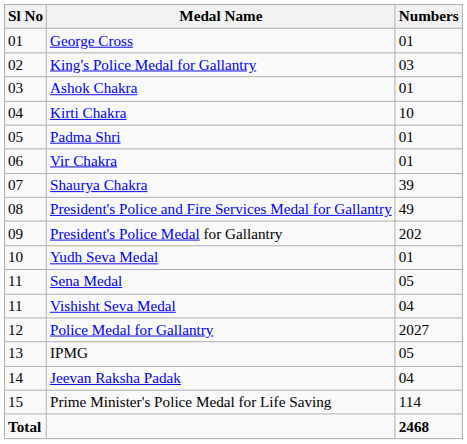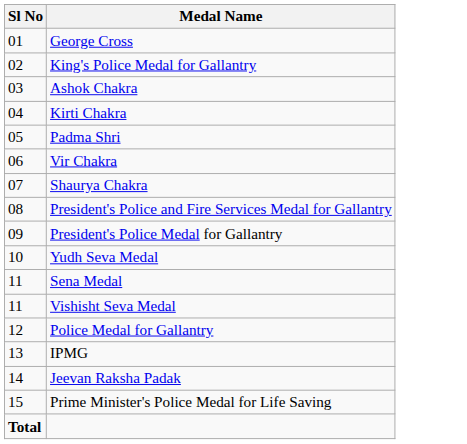- column: (429, 16)
